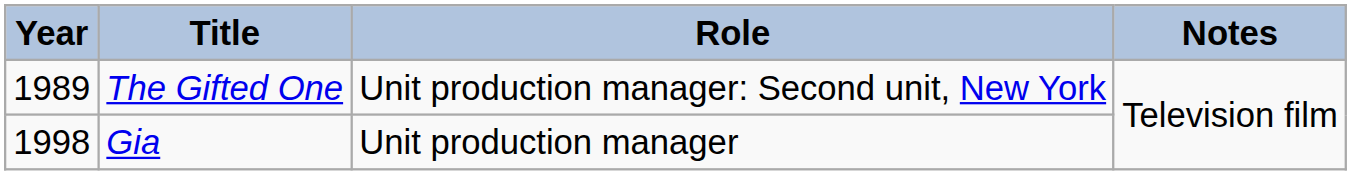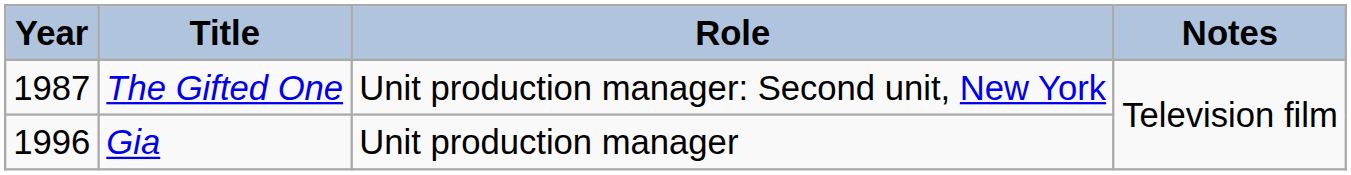(52, 88) 1989 -> (52, 88) 1987
(52, 142) 1998 -> (52, 142) 1996
